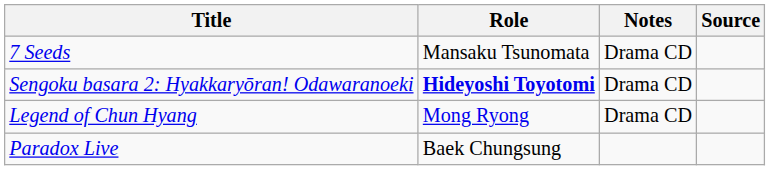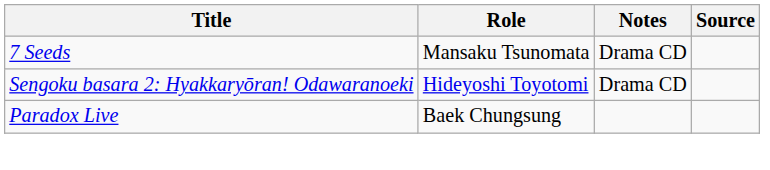(509, 84) bold -> (506, 84) normal
- row: (103, 116)
